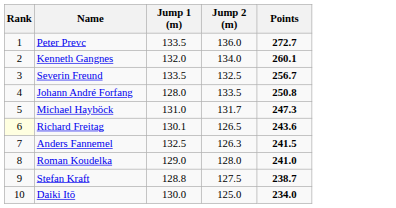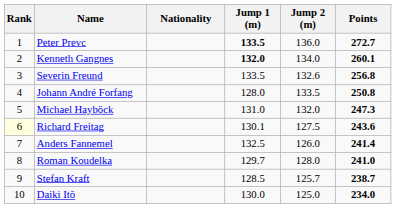+ column: (186, 19)
(174, 42) normal -> (253, 42) bold
(174, 59) normal -> (253, 59) bold
(229, 76) 132.5 -> (308, 76) 132.6
(284, 76) 256.7 -> (363, 76) 256.8
(229, 110) 131.7 -> (308, 110) 132.0
(229, 127) 126.5 -> (308, 127) 127.5
(229, 144) 126.3 -> (308, 144) 126.0
(284, 144) 241.5 -> (363, 144) 241.4
(174, 161) 129.0 -> (253, 161) 129.7
(174, 178) 128.8 -> (253, 178) 128.5
(229, 178) 127.5 -> (308, 178) 125.7
